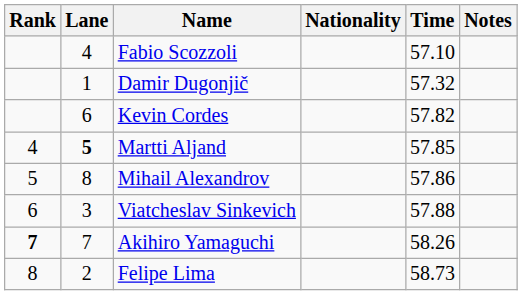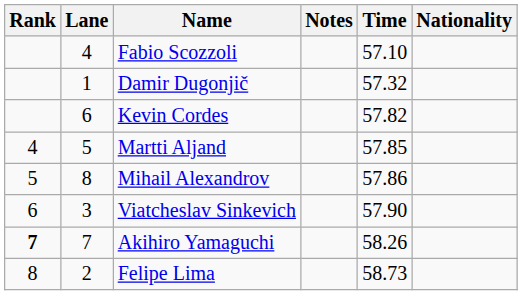columns swapped: (353, 20) <-> (488, 20)
(87, 147) bold -> (87, 147) normal
(432, 210) 57.88 -> (385, 210) 57.90
